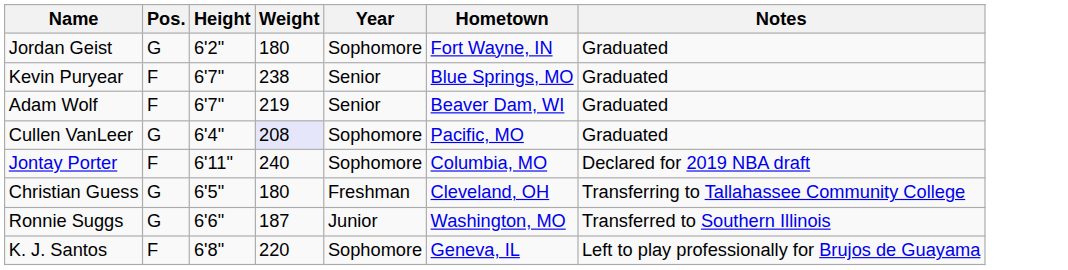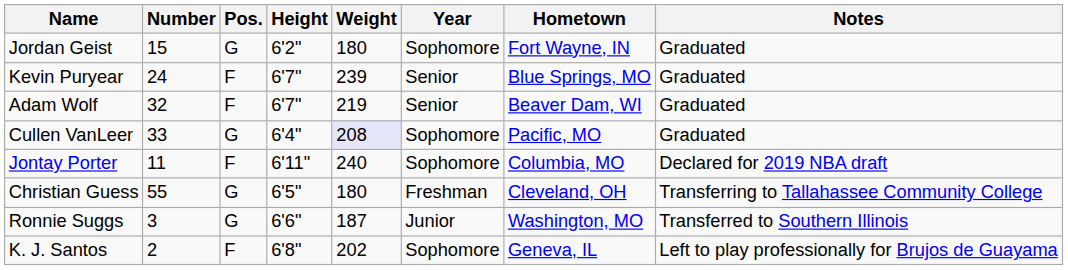+ column: (181, 18)
(274, 76) 238 -> (352, 76) 239
(274, 250) 220 -> (352, 250) 202
